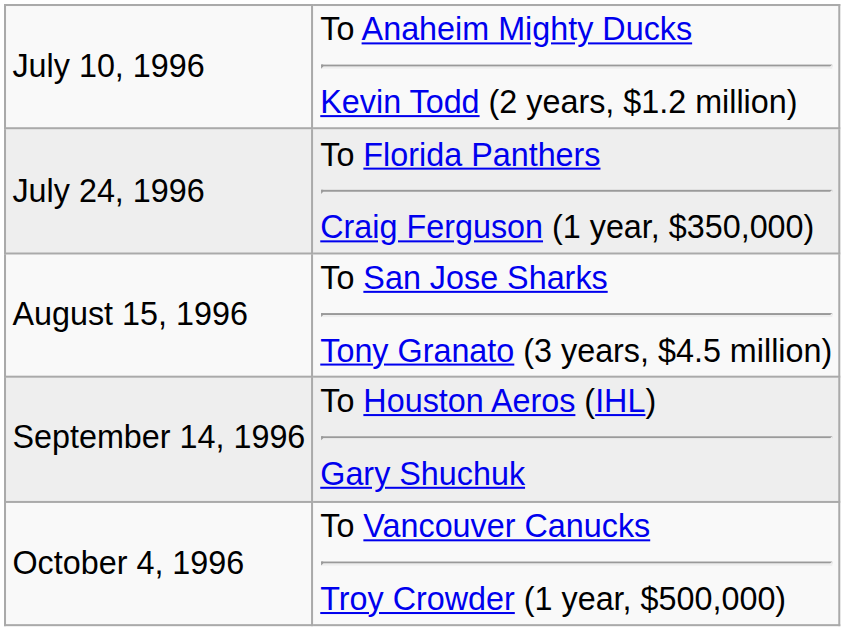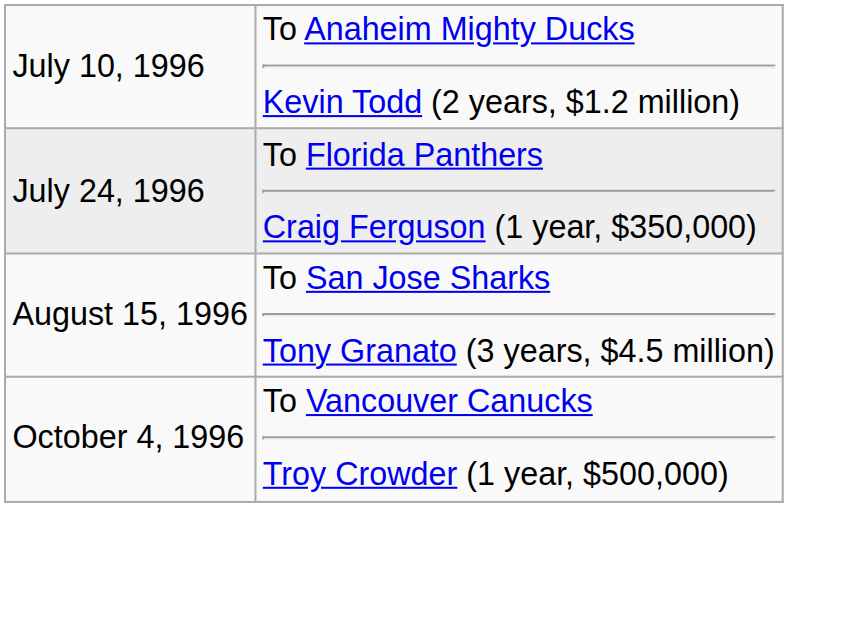- row: (159, 438)
